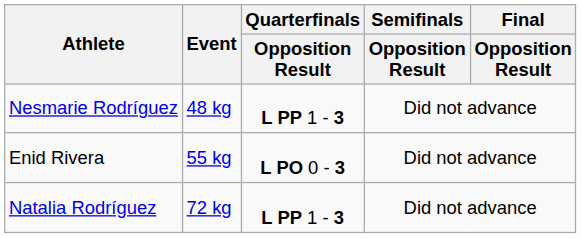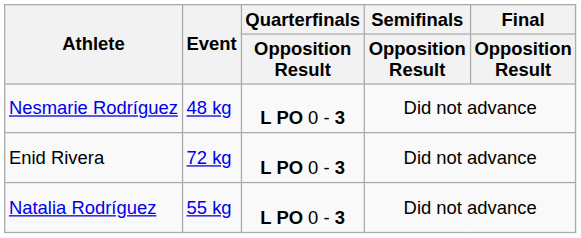(303, 119) L PP 1 - 3 -> (303, 119) L PO 0 - 3
(209, 158) 55 kg -> (209, 158) 72 kg
(209, 208) 72 kg -> (209, 208) 55 kg
(303, 218) L PP 1 - 3 -> (303, 218) L PO 0 - 3
